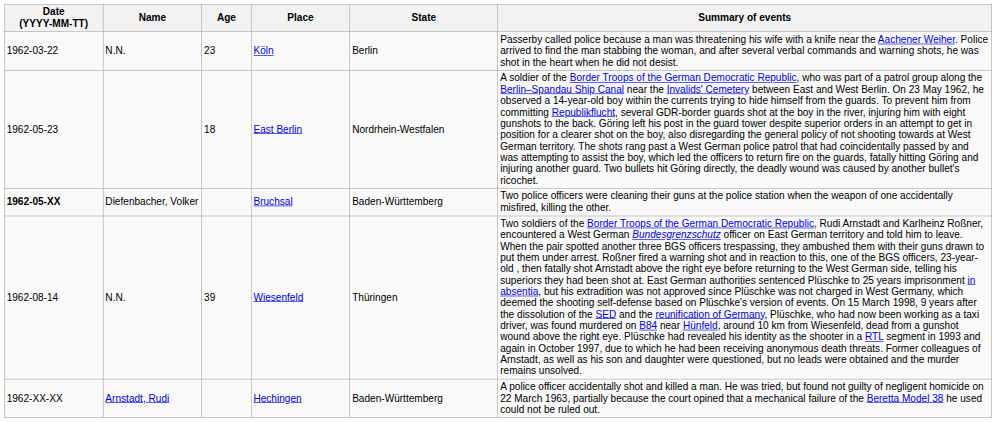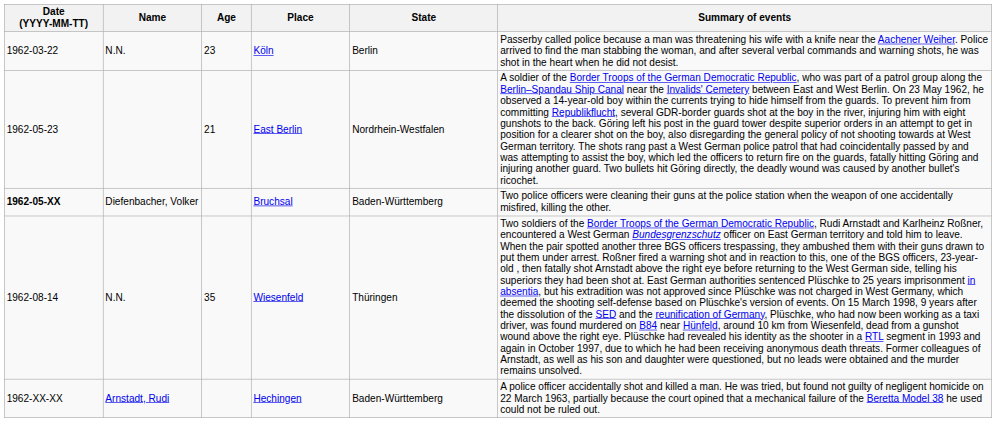(210, 129) 18 -> (210, 129) 21
(210, 297) 39 -> (210, 297) 35
